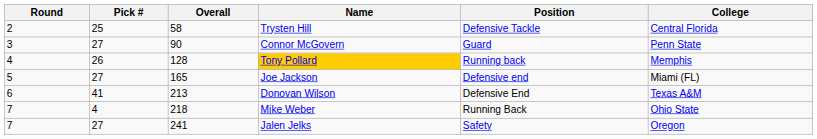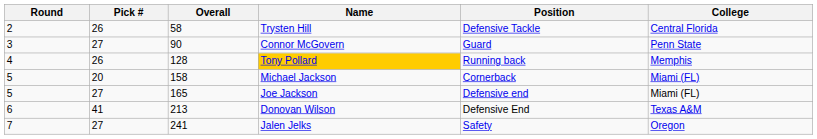(97, 28) 25 -> (97, 28) 26
+ row: (298, 77)
- row: (288, 110)
